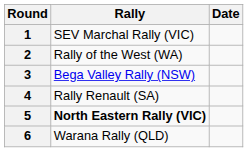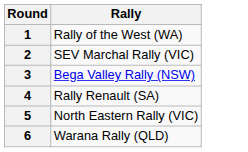- column: (226, 14)
(124, 34) SEV Marchal Rally (VIC) -> (118, 34) Rally of the West (WA)
(118, 55) Rally of the West (WA) -> (124, 55) SEV Marchal Rally (VIC)
(130, 116) bold -> (126, 116) normal
